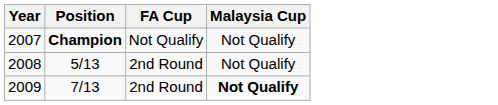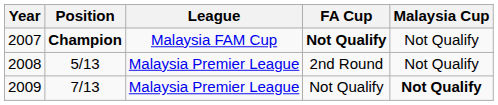+ column: (214, 16)
(166, 40) normal -> (346, 40) bold
(166, 87) 2nd Round -> (346, 87) Not Qualify
